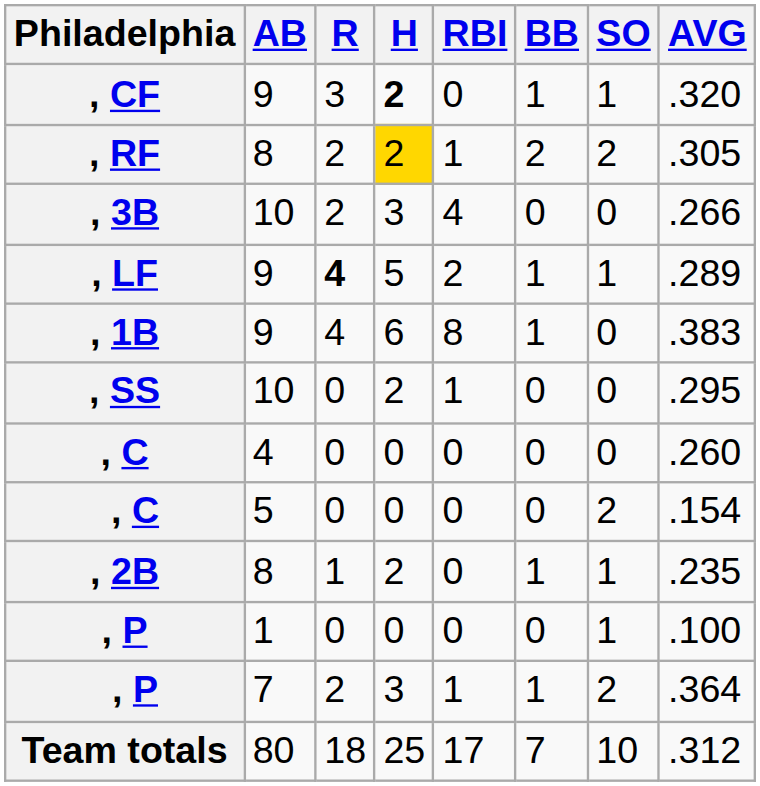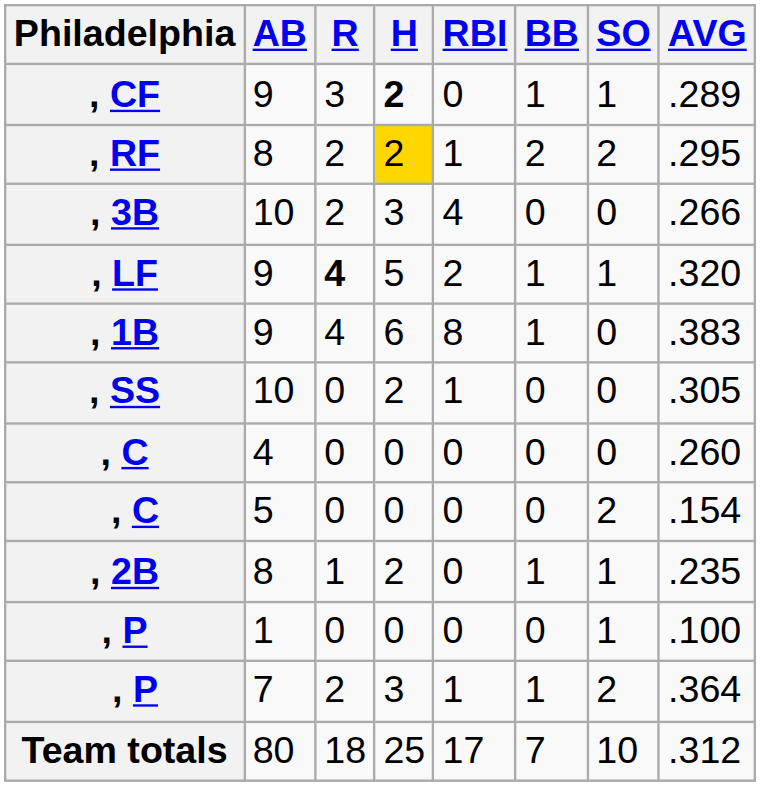(705, 93) .320 -> (705, 93) .289
(705, 153) .305 -> (705, 153) .295
(705, 272) .289 -> (705, 272) .320
(705, 392) .295 -> (705, 392) .305
